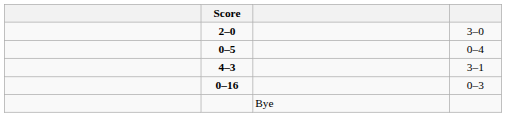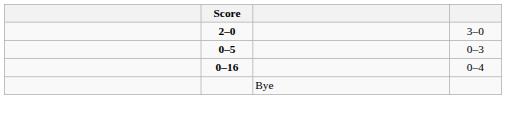(475, 49) 0–4 -> (475, 49) 0–3
- row: (227, 67)
(475, 85) 0–3 -> (475, 67) 0–4
